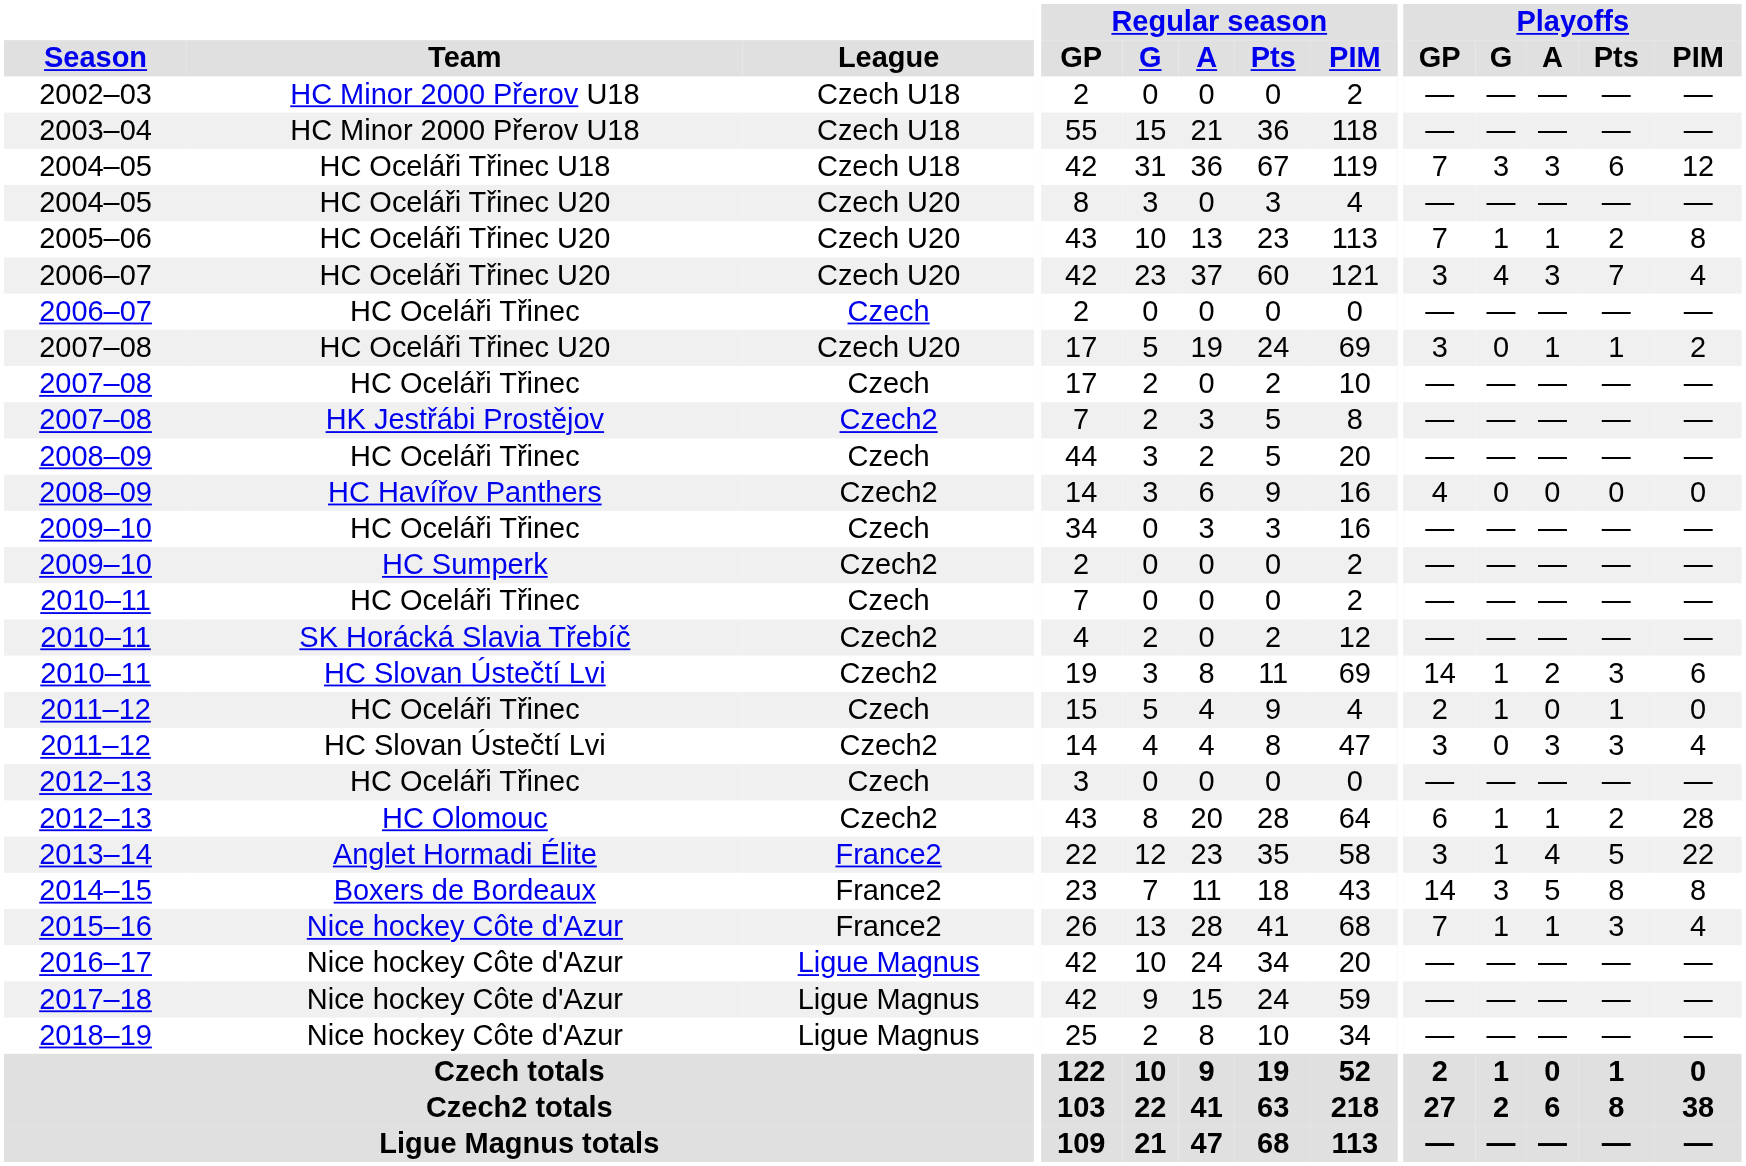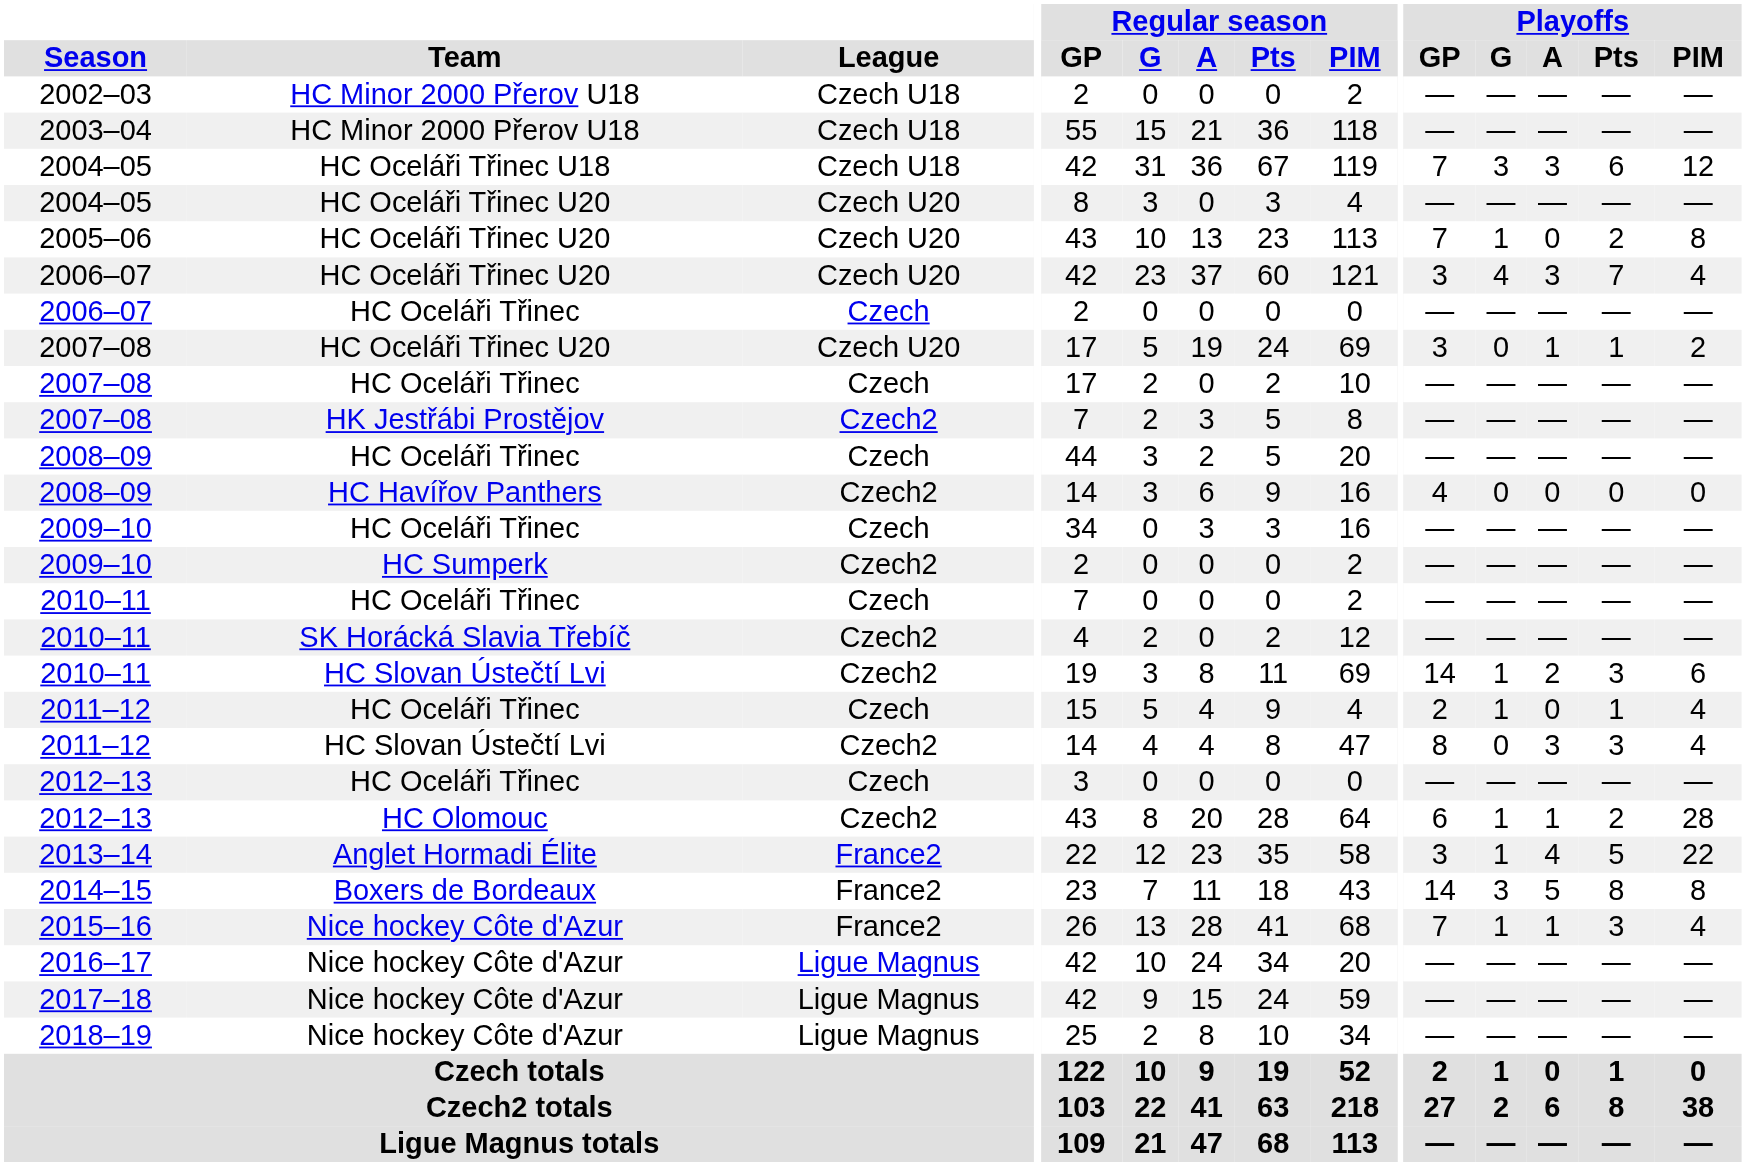(1552, 238) 1 -> (1552, 238) 0
(1698, 709) 0 -> (1698, 709) 4
(1440, 745) 3 -> (1440, 745) 8
